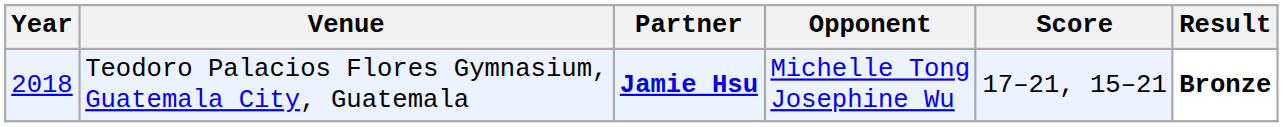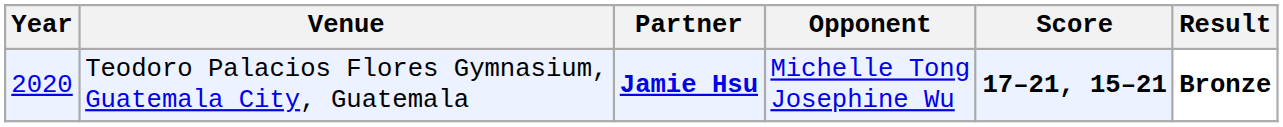(42, 85) 2018 -> (42, 85) 2020
(1075, 85) normal -> (1075, 85) bold
